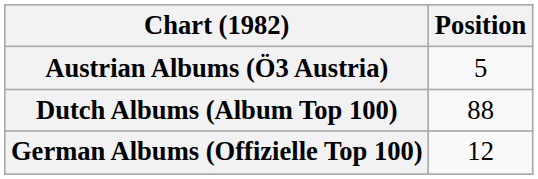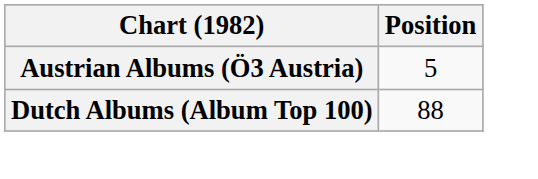- row: (217, 151)
